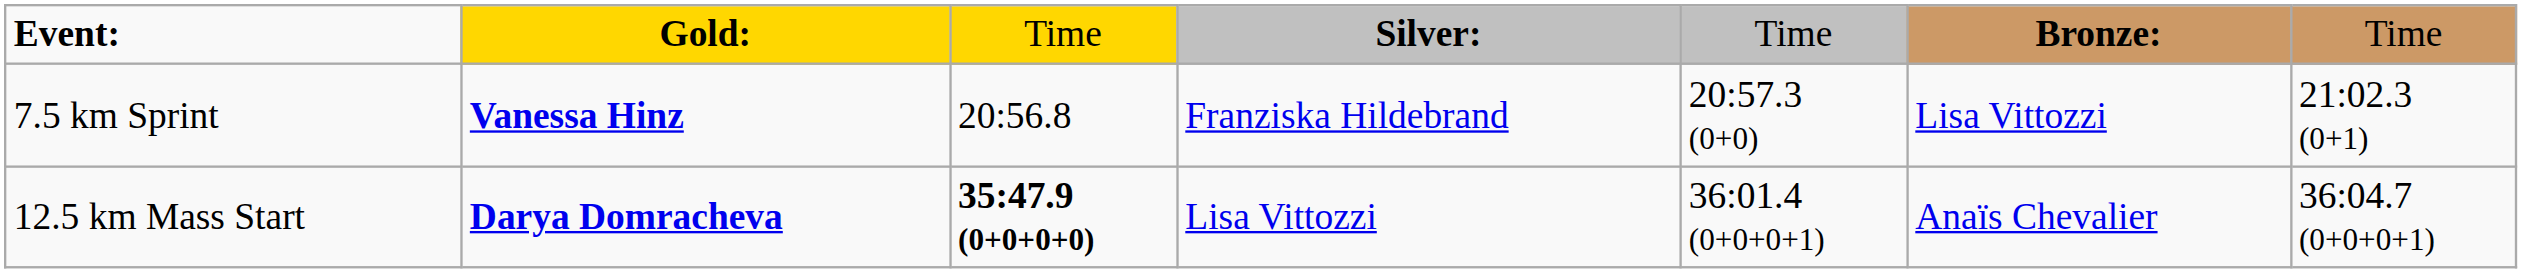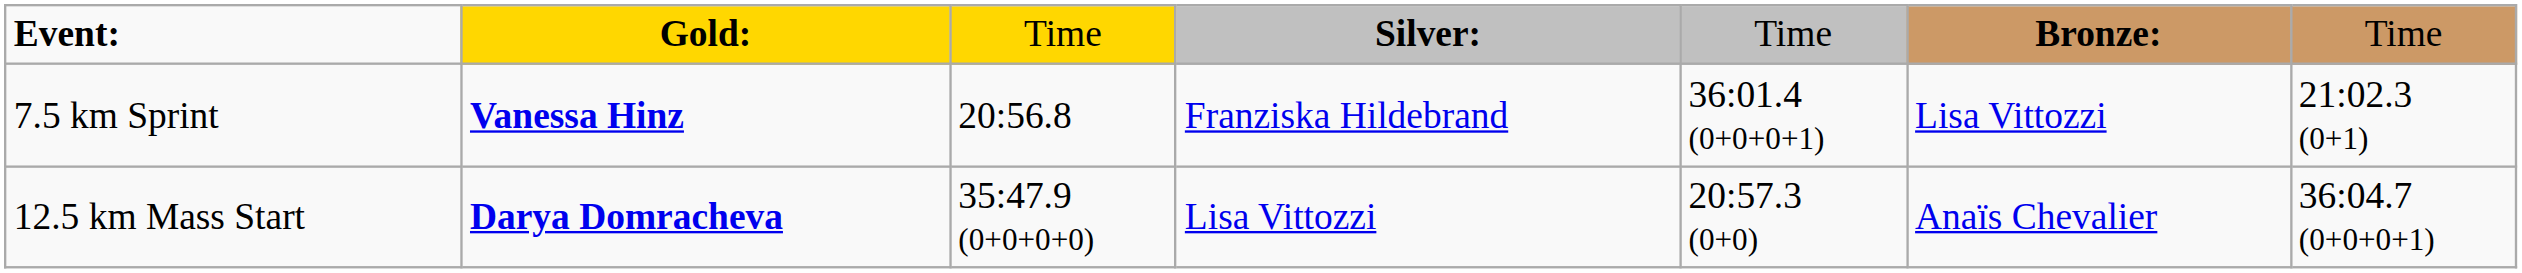(1746, 114) 20:57.3 (0+0) -> (1757, 114) 36:01.4 (0+0+0+1)
(1026, 216) bold -> (1026, 216) normal
(1757, 216) 36:01.4 (0+0+0+1) -> (1745, 216) 20:57.3 (0+0)
